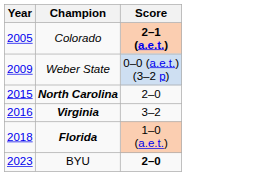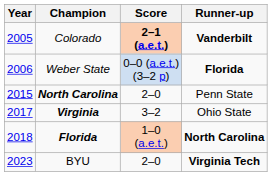+ column: (224, 13)
(20, 69) 2009 -> (20, 69) 2006
(20, 112) 2016 -> (20, 112) 2017
(151, 162) bold -> (151, 162) normal
